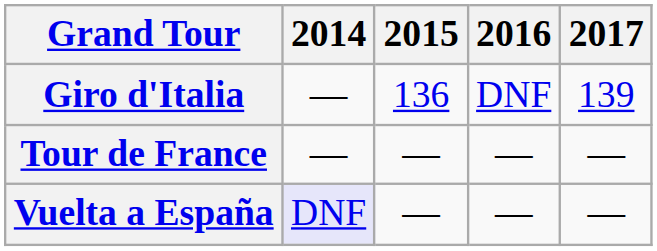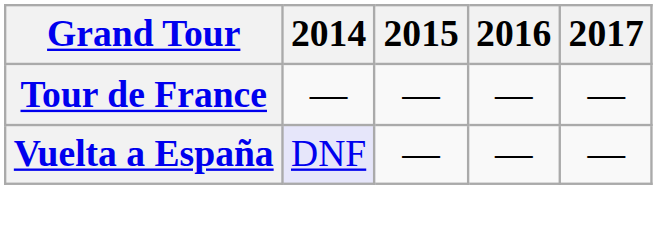- row: (144, 93)
